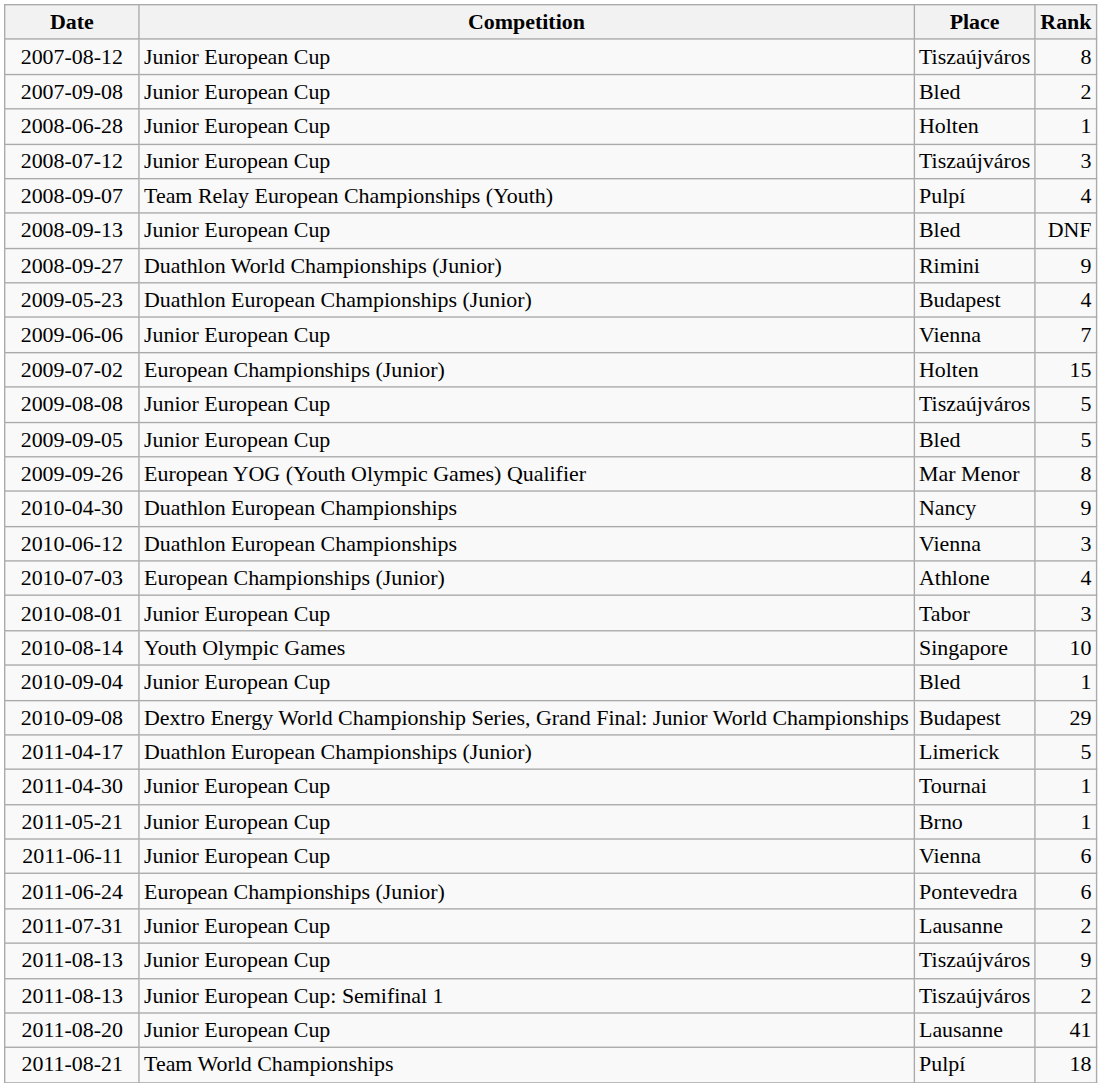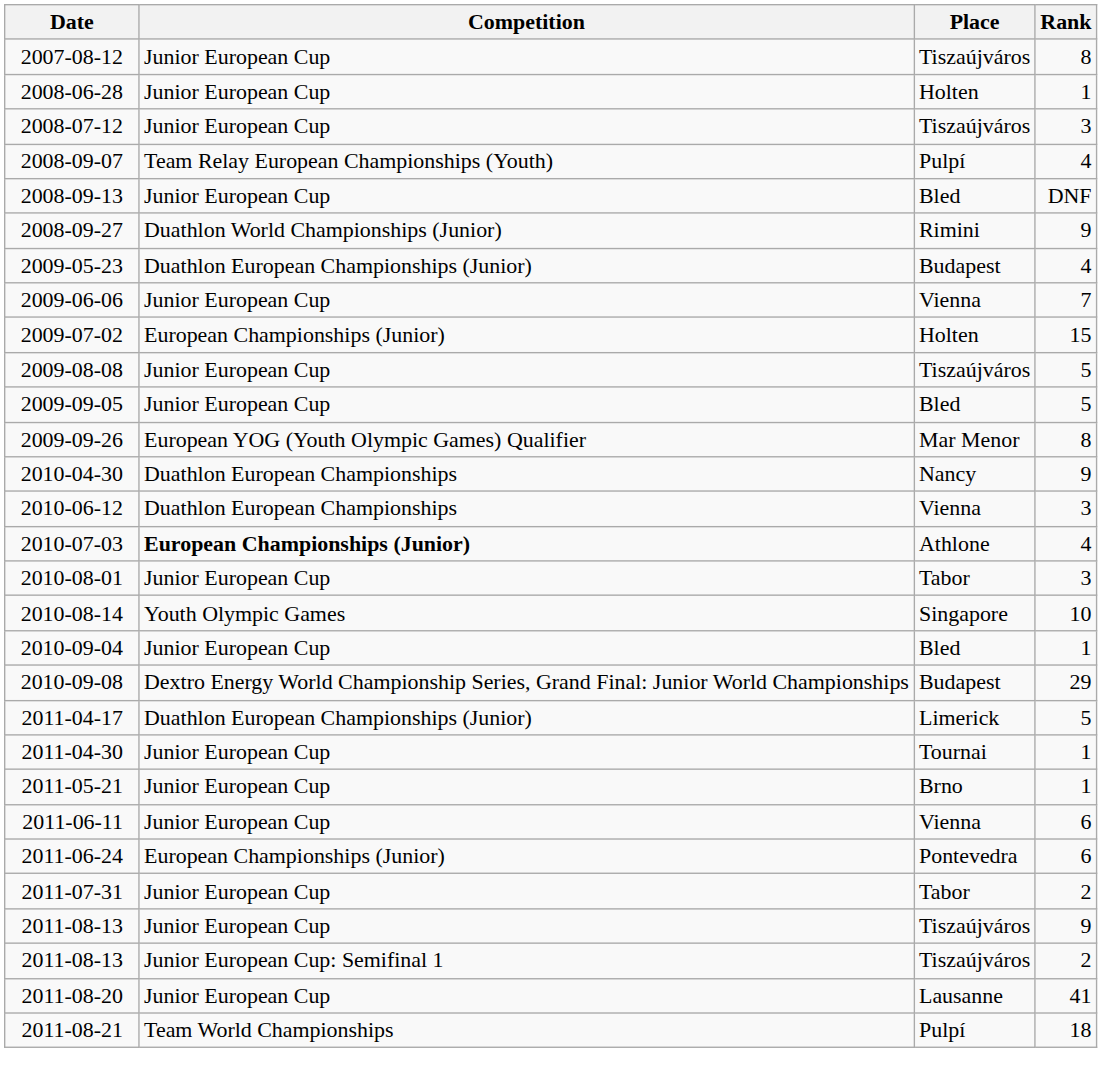- row: (72, 91)
(294, 578) normal -> (307, 543) bold
(961, 925) Lausanne -> (944, 890) Tabor
